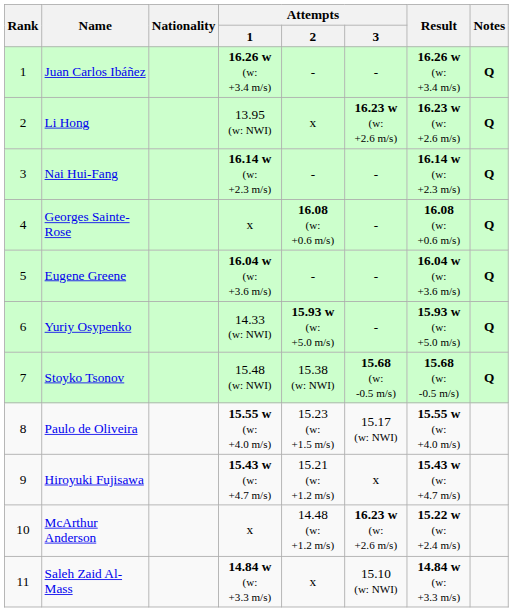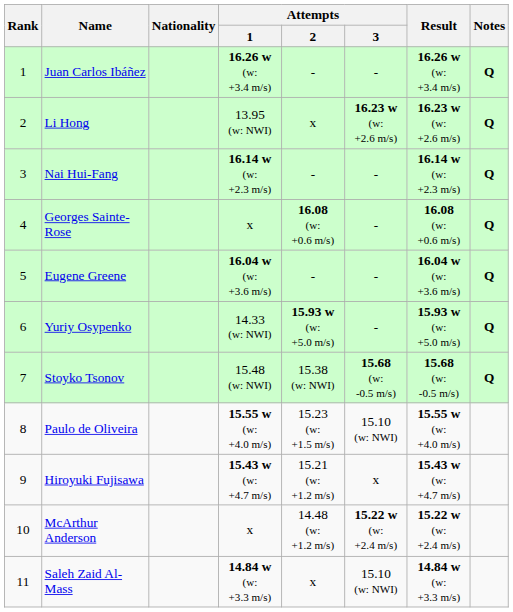(376, 428) 15.17 (w: NWI) -> (376, 428) 15.10 (w: NWI)
(376, 530) 16.23 w (w: +2.6 m/s) -> (376, 530) 15.22 w (w: +2.4 m/s)
